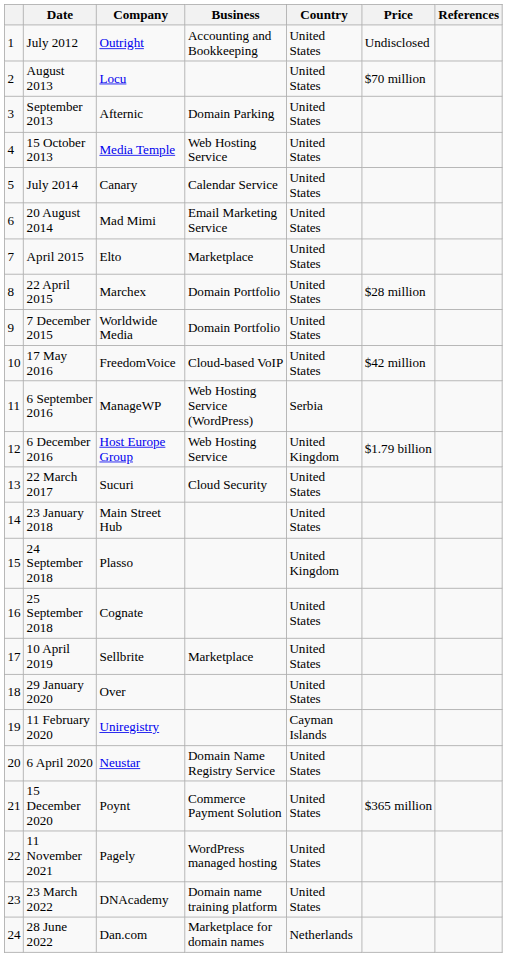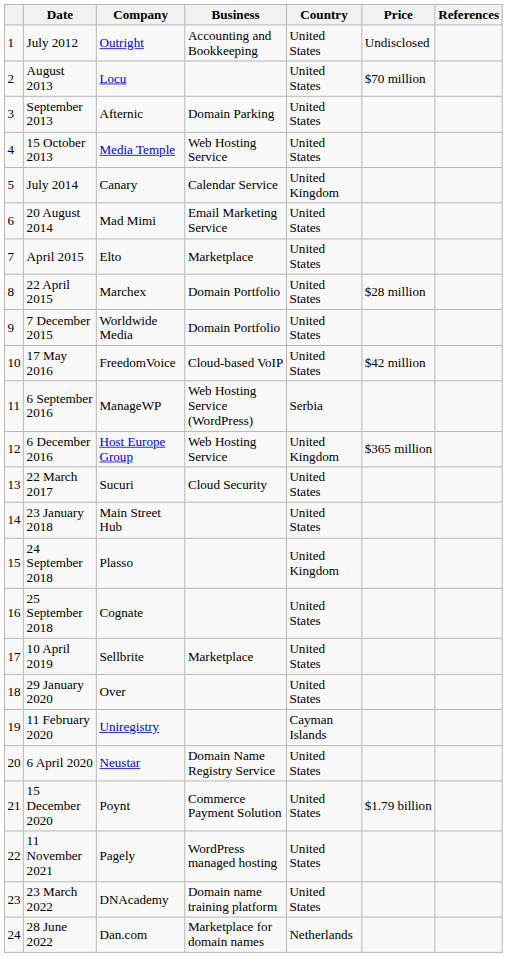(307, 185) United States -> (314, 185) United Kingdom
(398, 449) $1.79 billion -> (398, 449) $365 million
(398, 806) $365 million -> (398, 806) $1.79 billion
